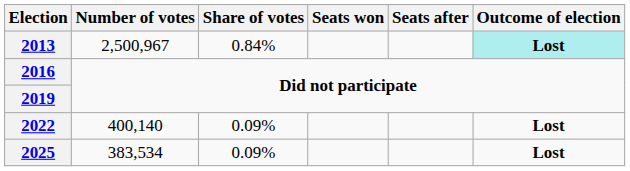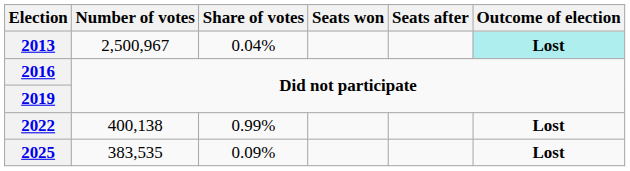(253, 44) 0.84% -> (253, 44) 0.04%
(135, 125) 400,140 -> (135, 125) 400,138
(253, 125) 0.09% -> (253, 125) 0.99%
(135, 152) 383,534 -> (135, 152) 383,535
